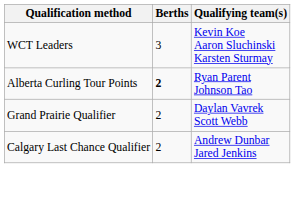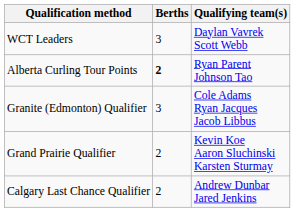(235, 45) Kevin Koe Aaron Sluchinski Karsten Sturmay -> (229, 38) Daylan Vavrek Scott Webb
+ row: (77, 108)
(229, 115) Daylan Vavrek Scott Webb -> (235, 153) Kevin Koe Aaron Sluchinski Karsten Sturmay
